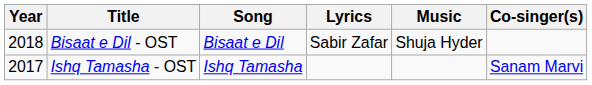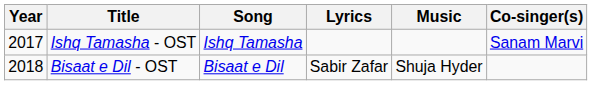rows swapped: (123, 67) <-> (114, 42)
